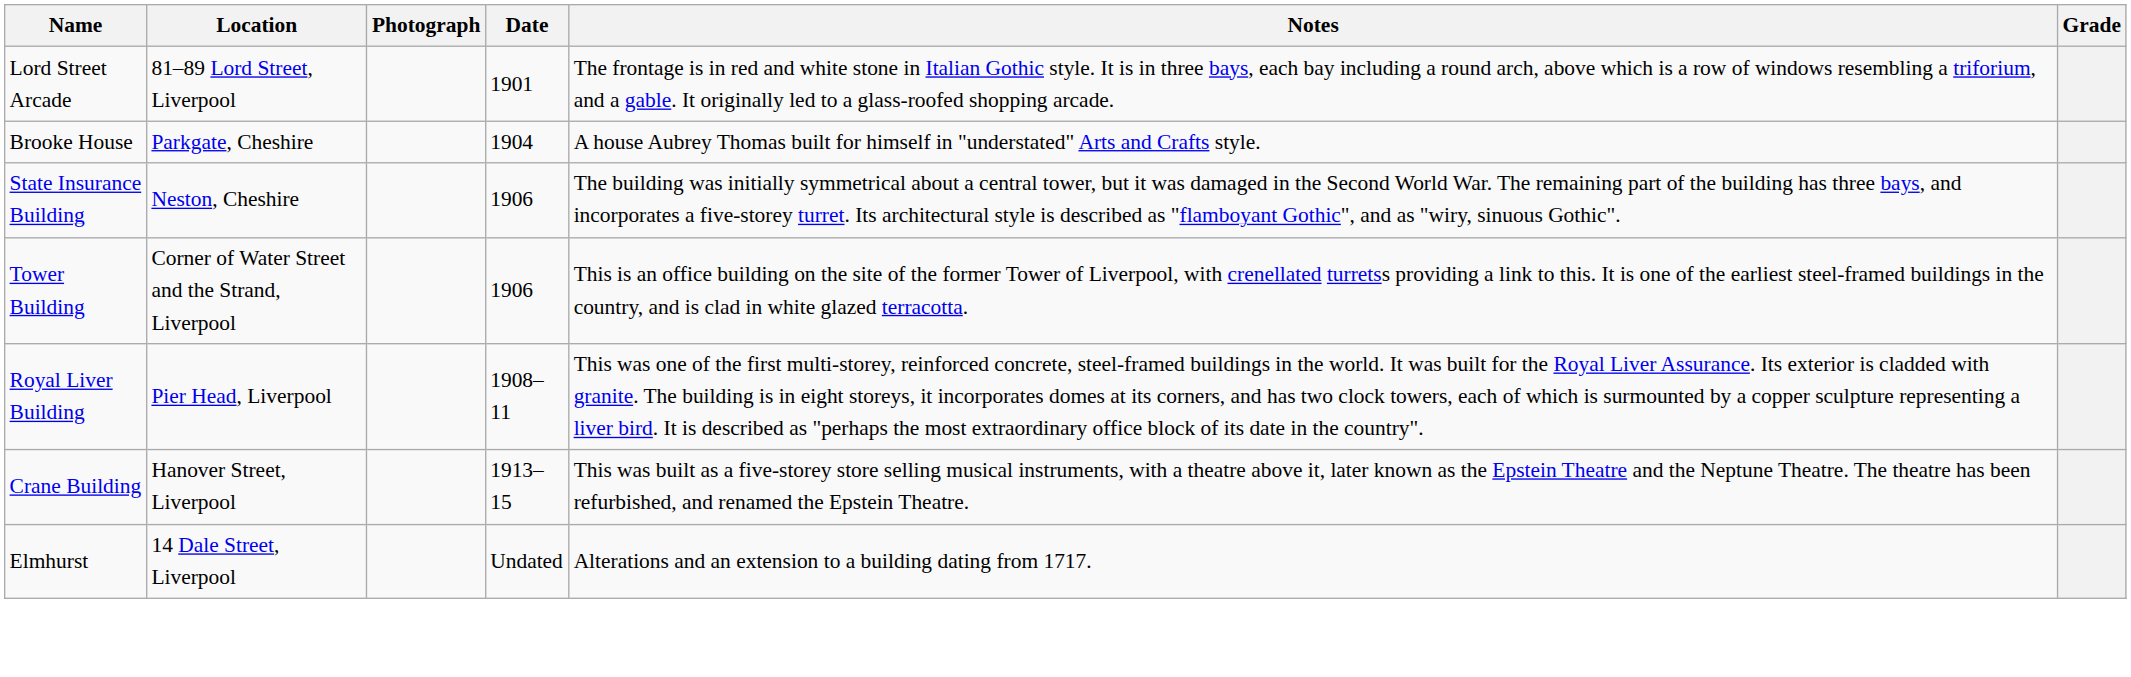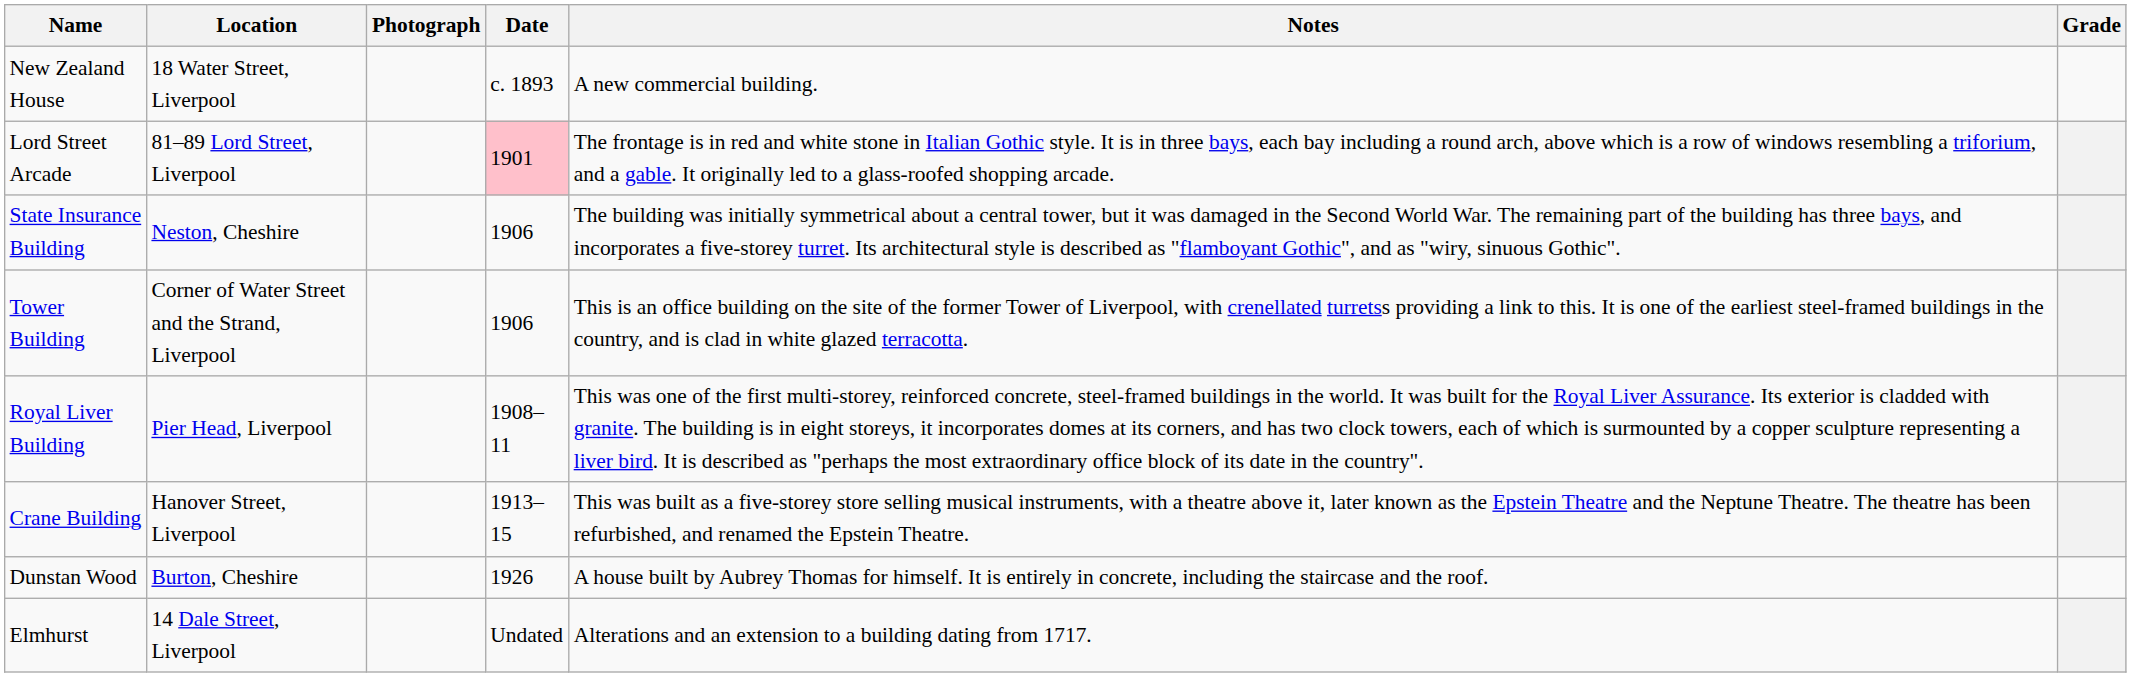+ row: (67, 83)
(512, 83) no background -> (512, 157) pink background
- row: (71, 141)
+ row: (73, 577)
